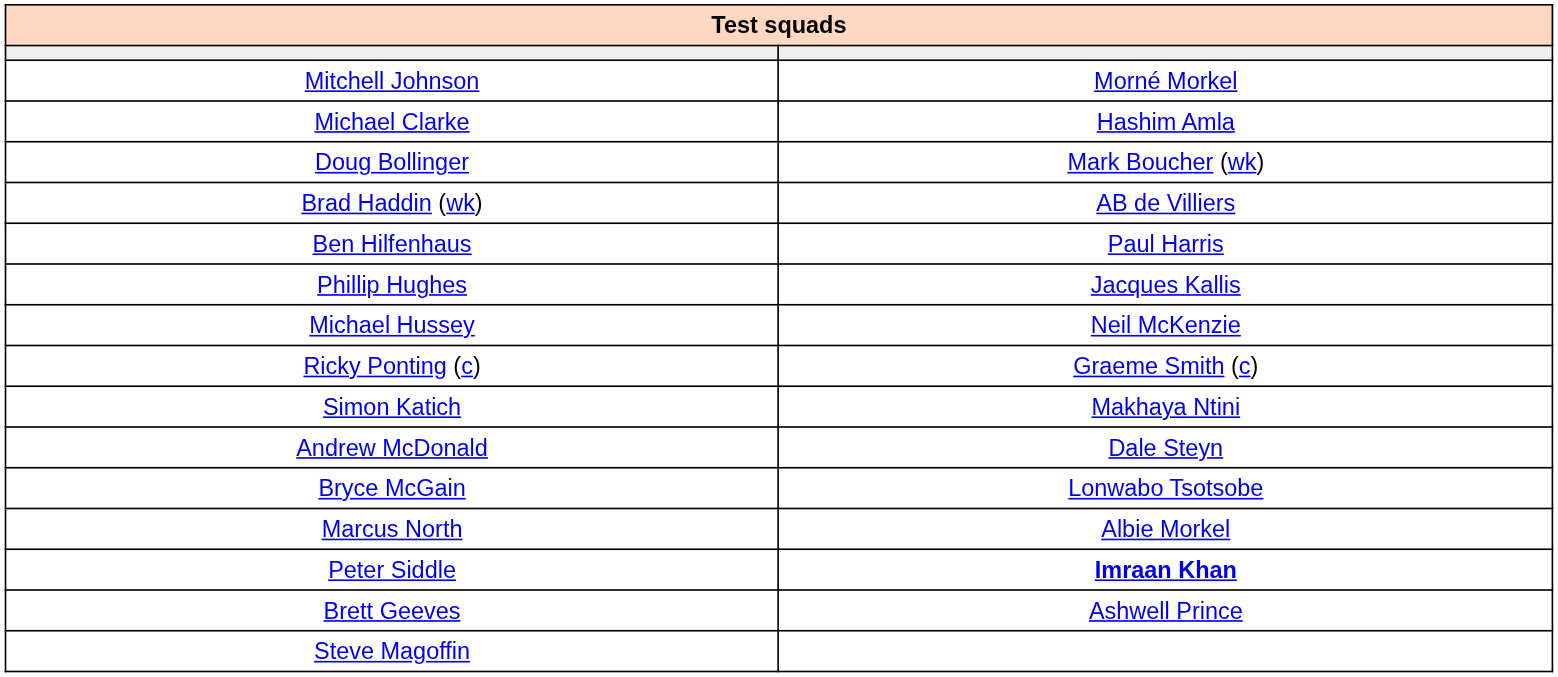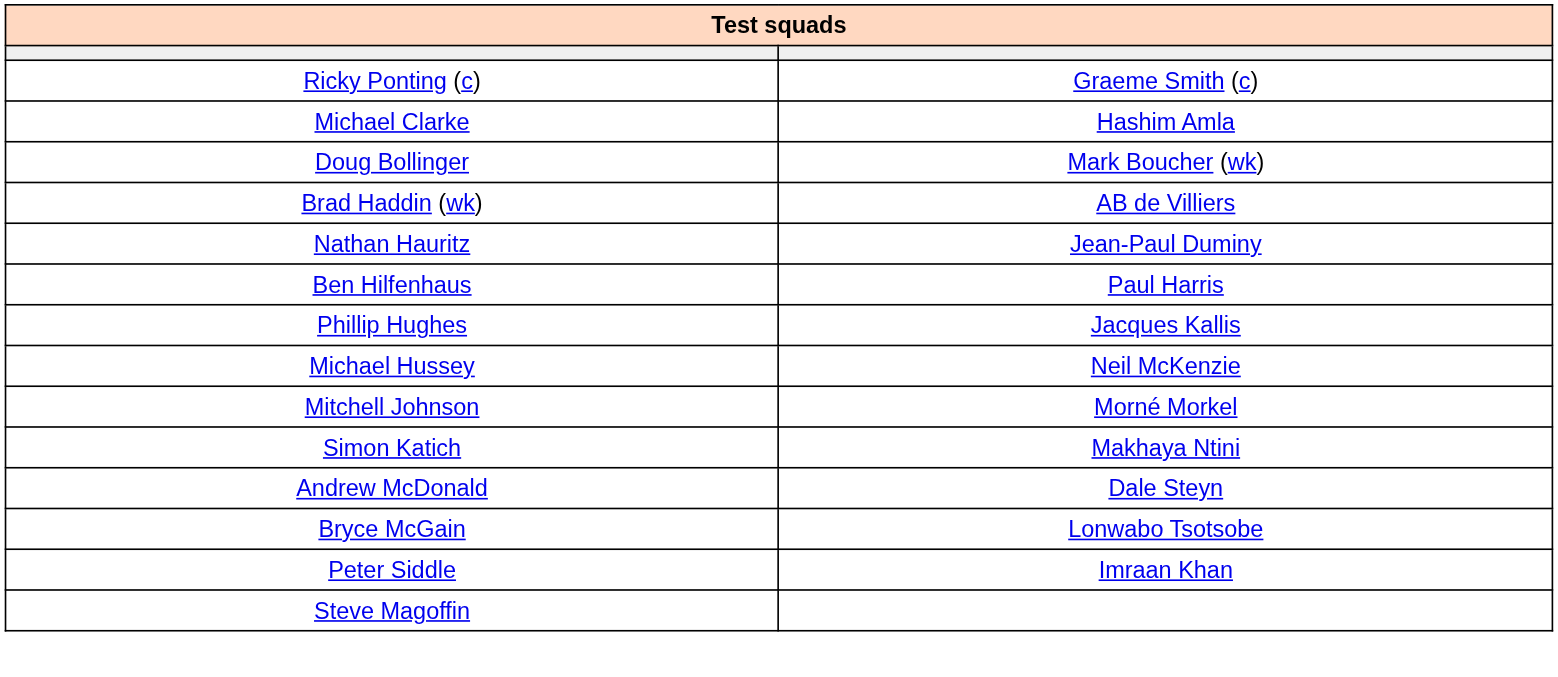rows swapped: (392, 366) <-> (392, 81)
+ row: (392, 244)
- row: (392, 529)
(1166, 570) bold -> (1166, 570) normal
- row: (392, 610)
